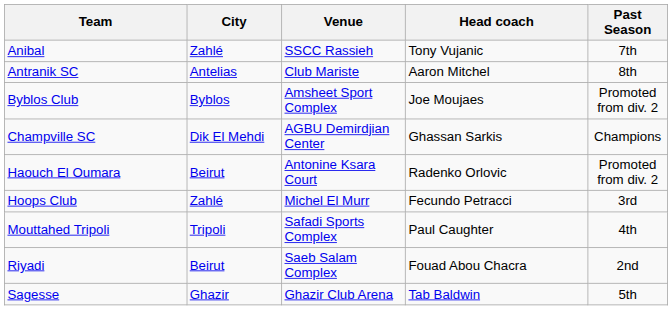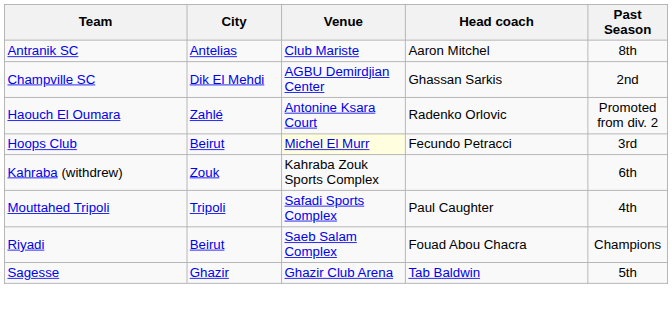- row: (26, 51)
- row: (43, 100)
(628, 136) Champions -> (628, 79) 2nd
(207, 172) Beirut -> (206, 115) Zahlé
(206, 201) Zahlé -> (207, 144) Beirut
(327, 201) no background -> (327, 144) lightyellow background
+ row: (65, 172)
(628, 265) 2nd -> (628, 244) Champions
